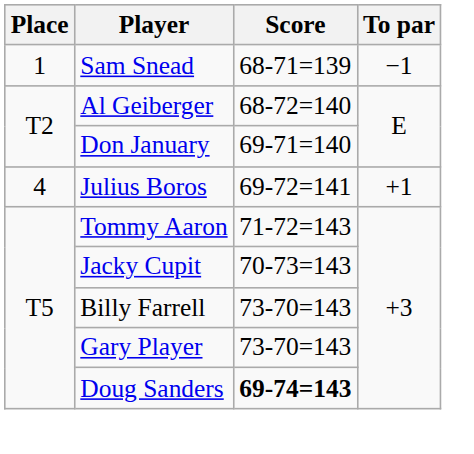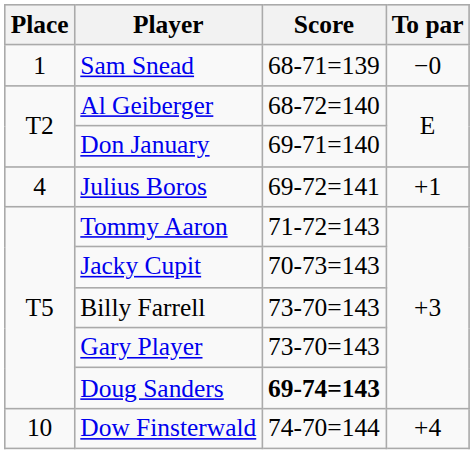(399, 65) −1 -> (428, 65) −0
+ row: (168, 428)
